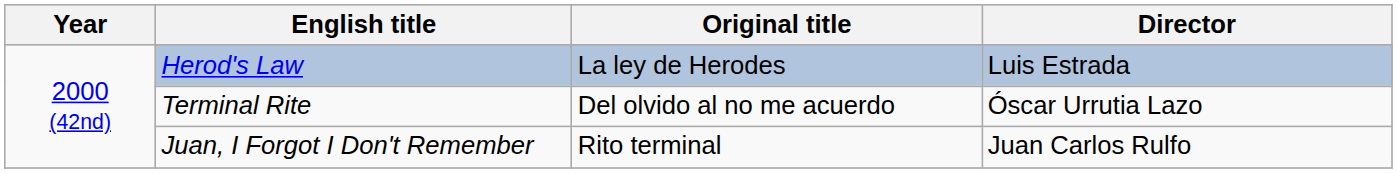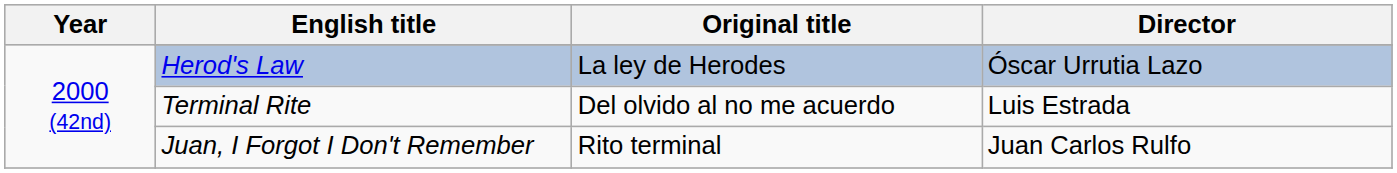(1059, 65) Luis Estrada -> (1095, 65) Óscar Urrutia Lazo
(1095, 106) Óscar Urrutia Lazo -> (1059, 106) Luis Estrada
